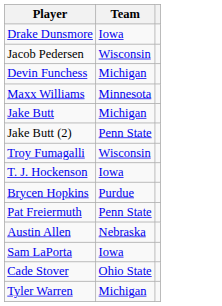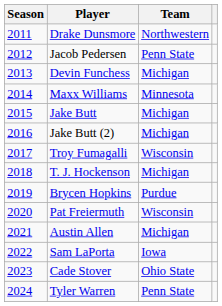+ column: (26, 14)
(111, 34) Iowa -> (175, 34) Northwestern
(125, 53) Wisconsin -> (168, 53) Penn State
(125, 133) Penn State -> (165, 133) Michigan
(111, 172) Iowa -> (165, 172) Michigan
(125, 212) Penn State -> (167, 212) Wisconsin
(122, 232) Nebraska -> (165, 232) Michigan
(123, 291) Michigan -> (168, 291) Penn State
